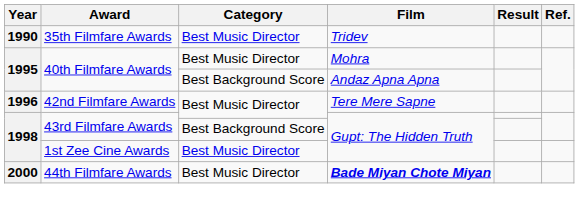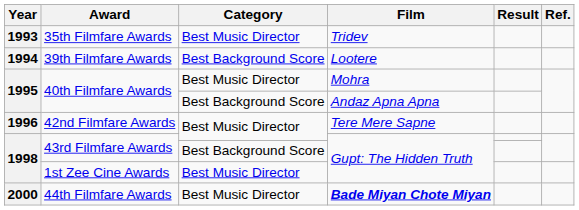(23, 36) 1990 -> (23, 36) 1993
+ row: (108, 58)
